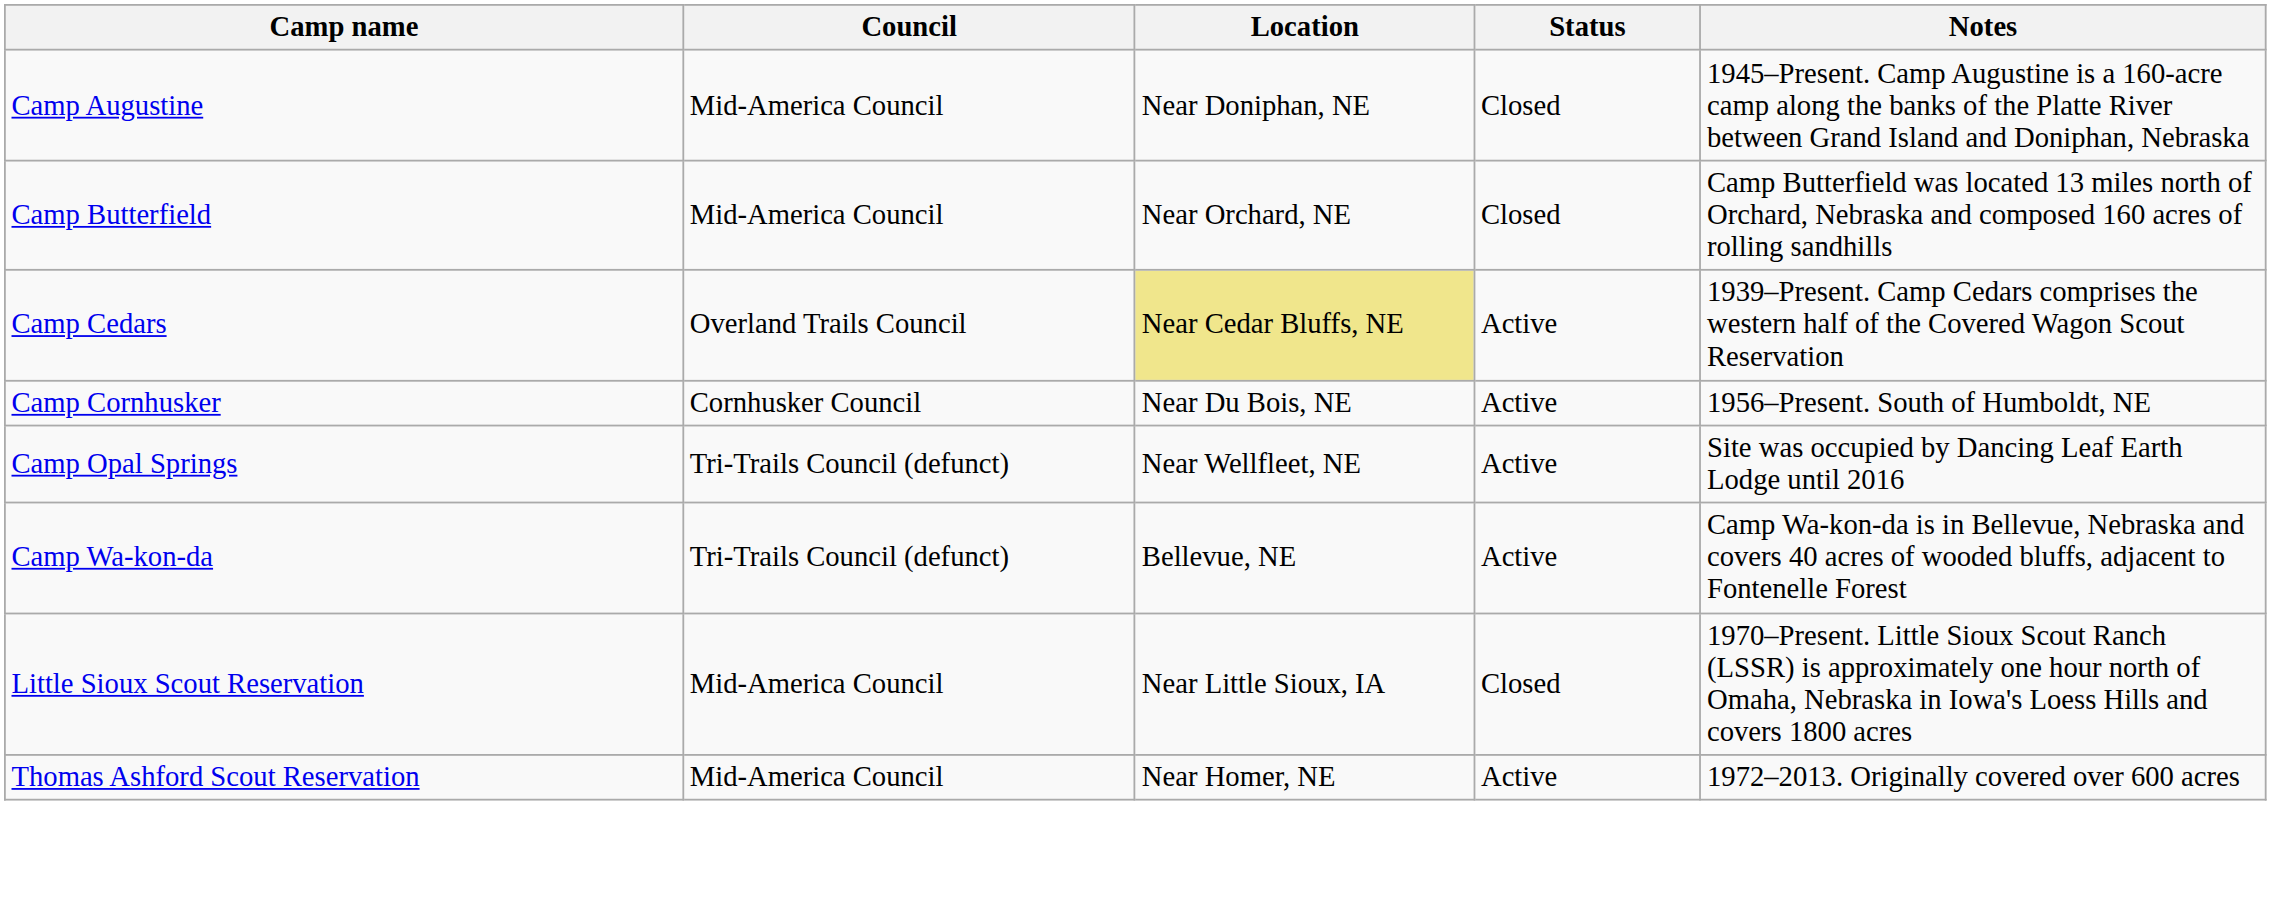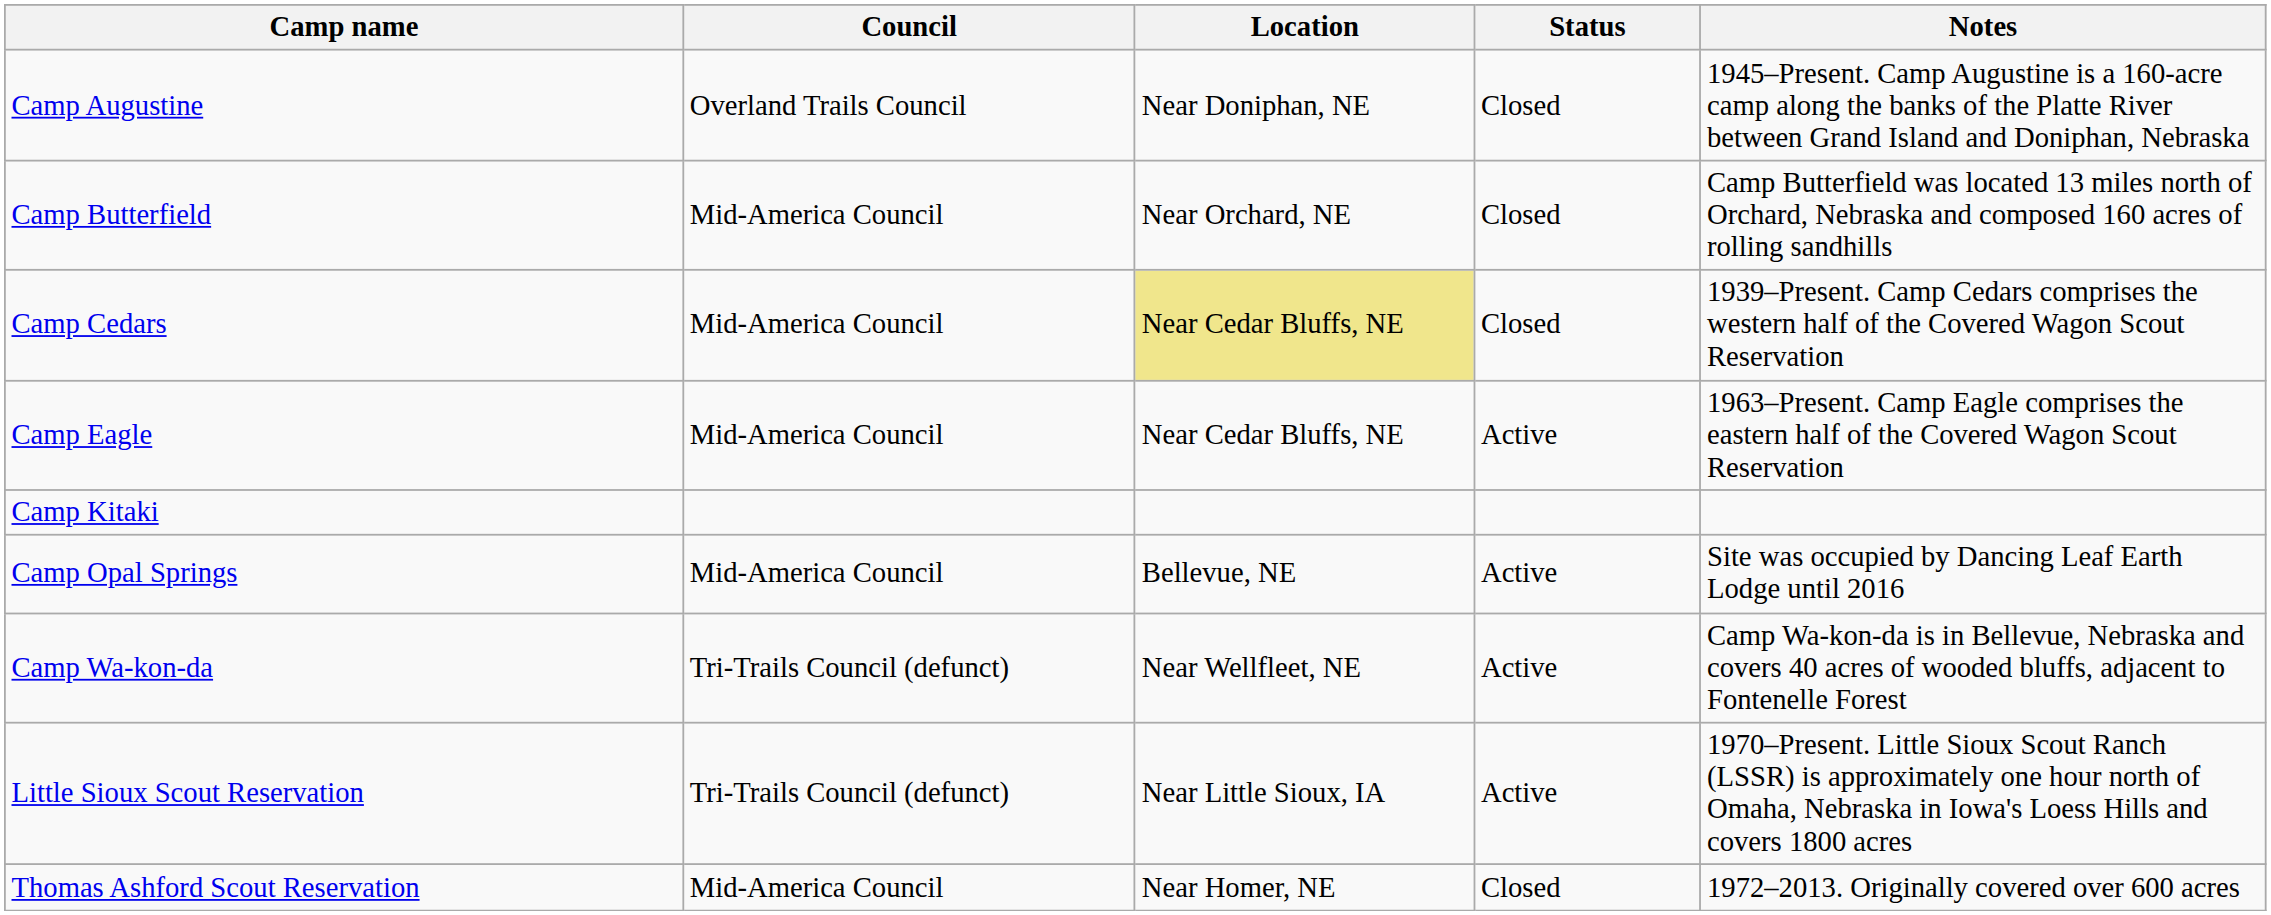(817, 104) Mid-America Council -> (828, 104) Overland Trails Council
(828, 324) Overland Trails Council -> (817, 324) Mid-America Council
(1519, 324) Active -> (1521, 324) Closed
- row: (116, 402)
+ row: (82, 434)
+ row: (85, 512)
(849, 463) Tri-Trails Council (defunct) -> (817, 573) Mid-America Council
(1251, 463) Near Wellfleet, NE -> (1219, 573) Bellevue, NE
(1219, 557) Bellevue, NE -> (1251, 667) Near Wellfleet, NE
(817, 683) Mid-America Council -> (849, 793) Tri-Trails Council (defunct)
(1521, 683) Closed -> (1519, 793) Active
(1519, 777) Active -> (1521, 887) Closed
